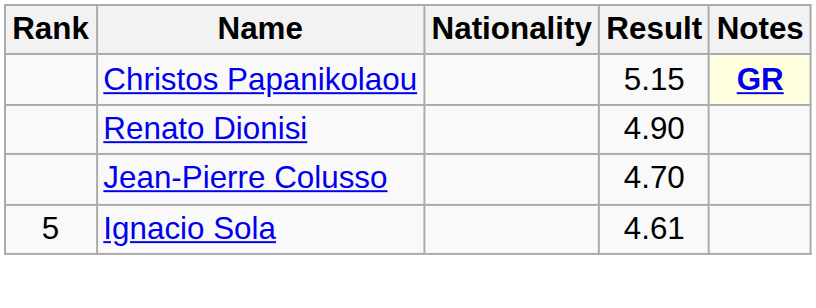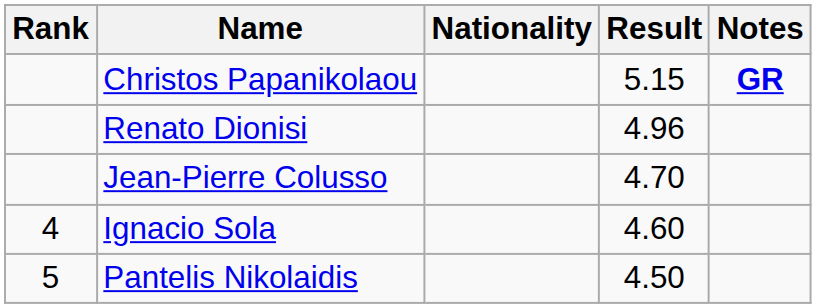(760, 79) lightyellow background -> (760, 79) no background
(654, 128) 4.90 -> (654, 128) 4.96
(51, 228) 5 -> (51, 228) 4
(654, 228) 4.61 -> (654, 228) 4.60
+ row: (231, 278)
